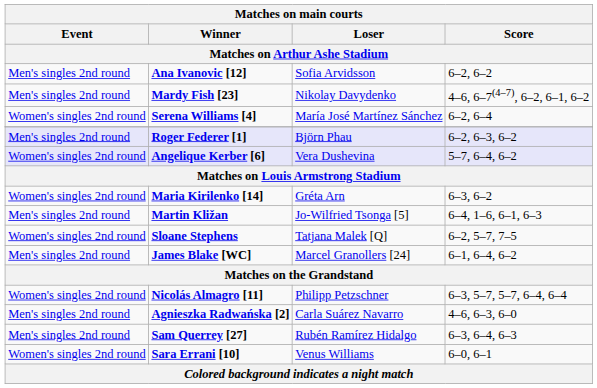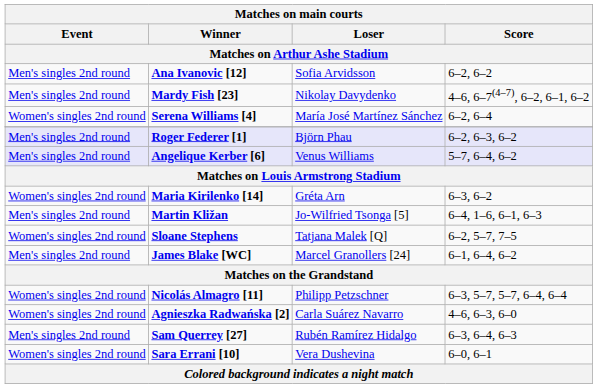(77, 156) Women's singles 2nd round -> (69, 156) Men's singles 2nd round
(335, 156) Vera Dushevina -> (335, 156) Venus Williams
(69, 314) Men's singles 2nd round -> (77, 314) Women's singles 2nd round
(335, 354) Venus Williams -> (335, 354) Vera Dushevina
